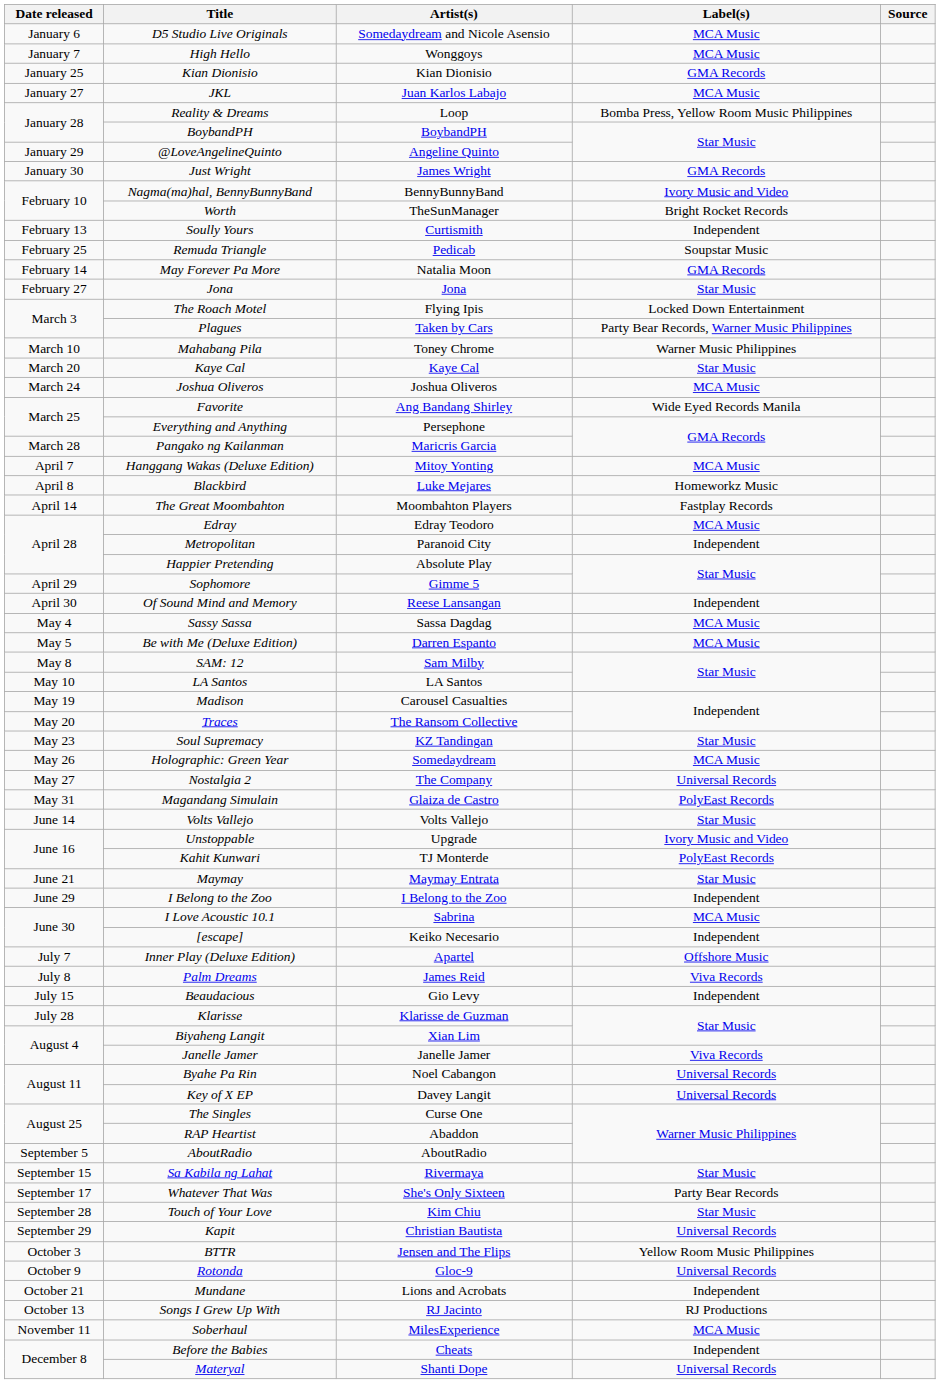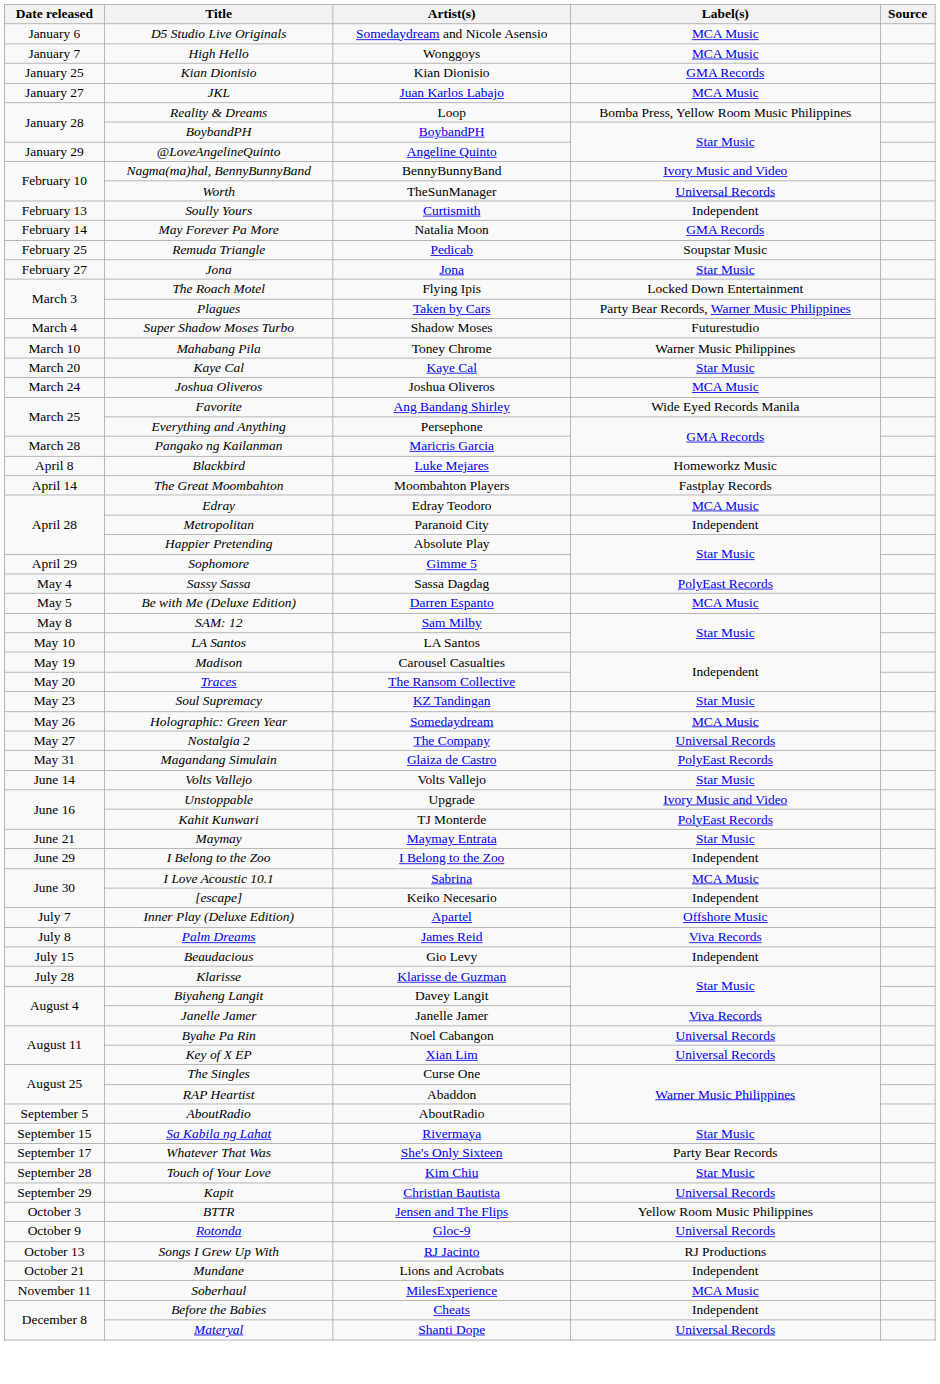- row: (220, 171)
(726, 210) Bright Rocket Records -> (725, 191) Universal Records
rows swapped: (220, 269) <-> (220, 249)
+ row: (219, 328)
- row: (220, 465)
- row: (220, 603)
(726, 623) MCA Music -> (725, 583) PolyEast Records
(454, 1035) Xian Lim -> (452, 996) Davey Langit
(454, 1094) Davey Langit -> (452, 1054) Xian Lim
rows swapped: (220, 1310) <-> (220, 1290)
